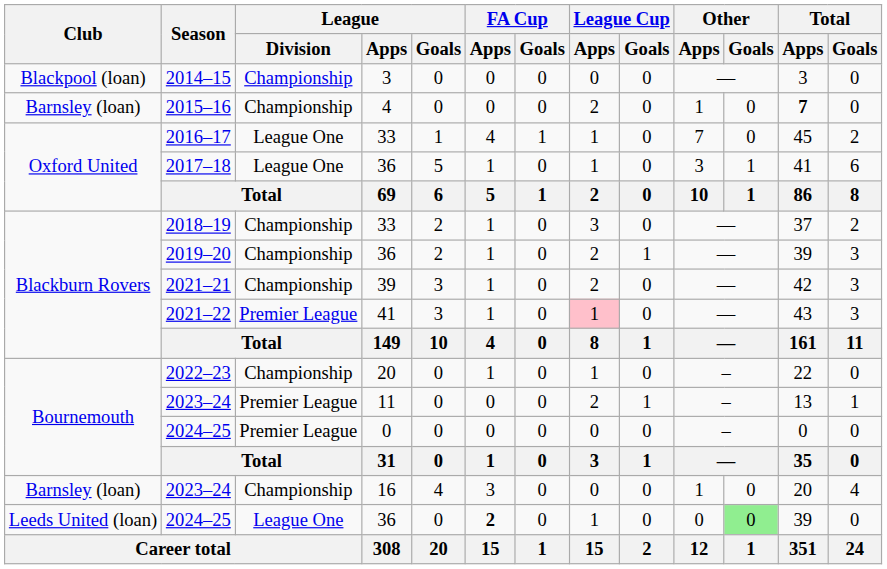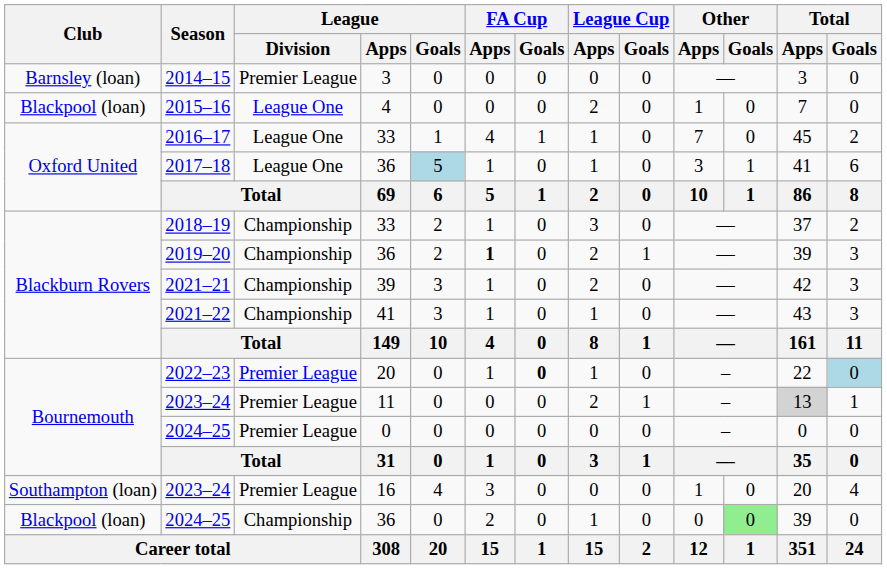(83, 78) Blackpool (loan) -> (83, 78) Barnsley (loan)
(298, 78) Championship -> (298, 78) Premier League
(83, 107) Barnsley (loan) -> (83, 107) Blackpool (loan)
(298, 107) Championship -> (298, 107) League One
(803, 107) bold -> (802, 107) normal
(438, 166) no background -> (438, 166) lightblue background
(490, 254) normal -> (490, 254) bold
(298, 313) Premier League -> (298, 313) Championship
(594, 313) pink background -> (594, 313) no background
(298, 372) Championship -> (298, 372) Premier League
(542, 372) normal -> (542, 372) bold
(855, 372) no background -> (854, 372) lightblue background
(803, 401) no background -> (802, 401) lightgrey background
(83, 490) Barnsley (loan) -> (83, 490) Southampton (loan)
(298, 490) Championship -> (298, 490) Premier League
(83, 519) Leeds United (loan) -> (83, 519) Blackpool (loan)
(298, 519) League One -> (298, 519) Championship
(490, 519) bold -> (490, 519) normal
